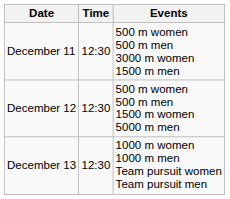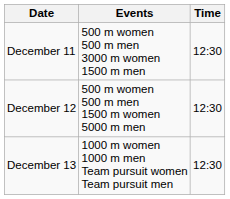columns swapped: (96, 13) <-> (169, 13)
